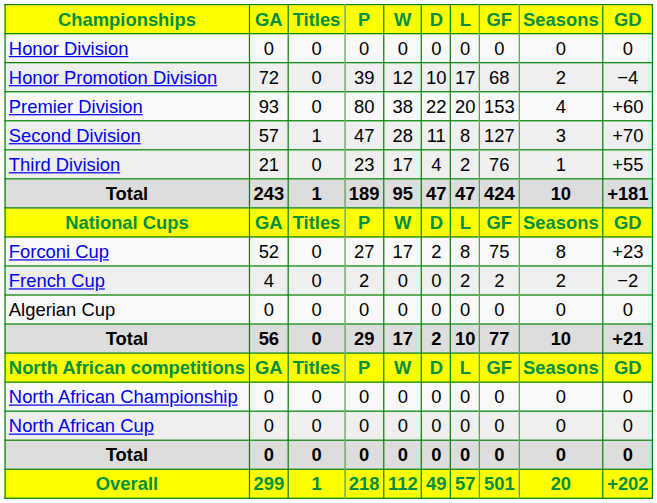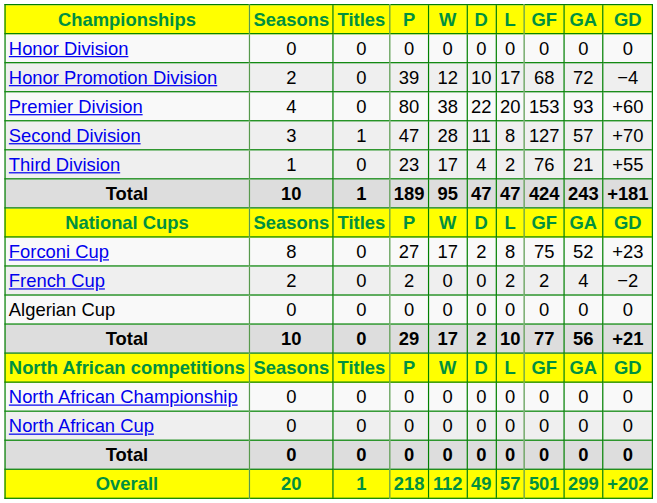columns swapped: (561, 19) <-> (269, 19)
